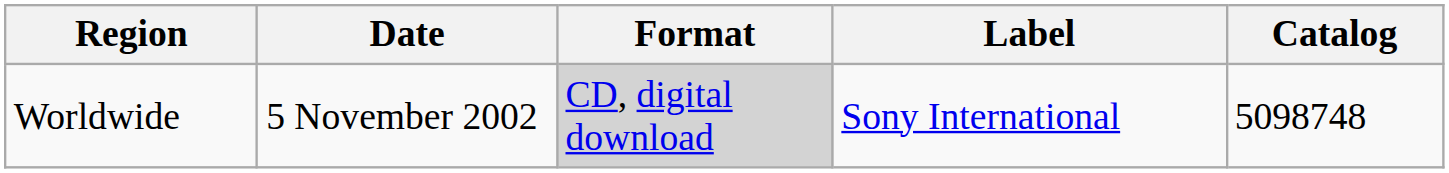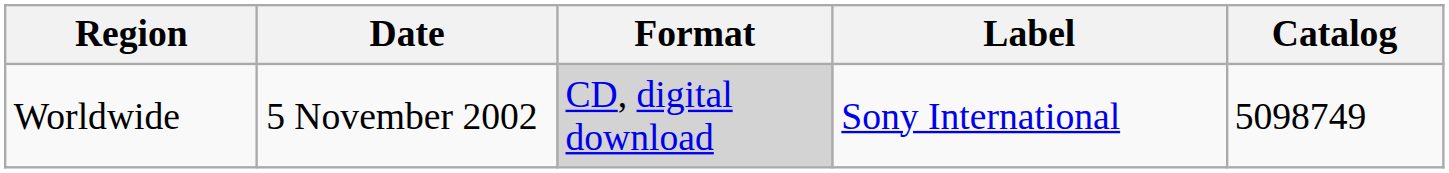(1300, 115) 5098748 -> (1300, 115) 5098749
